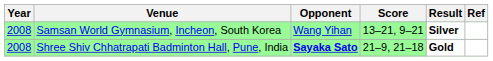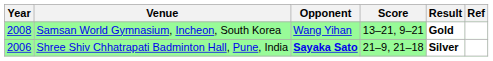(444, 31) Silver -> (441, 31) Gold
(19, 48) 2008 -> (19, 48) 2006
(441, 48) Gold -> (444, 48) Silver
